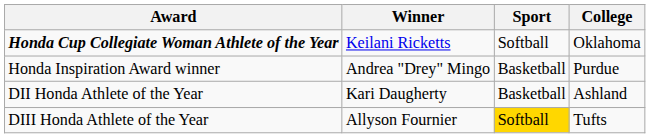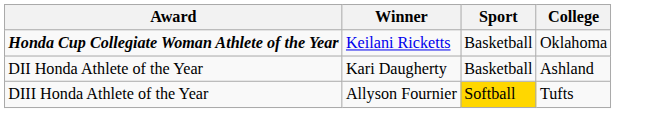(523, 42) Softball -> (498, 42) Basketball
- row: (114, 68)
